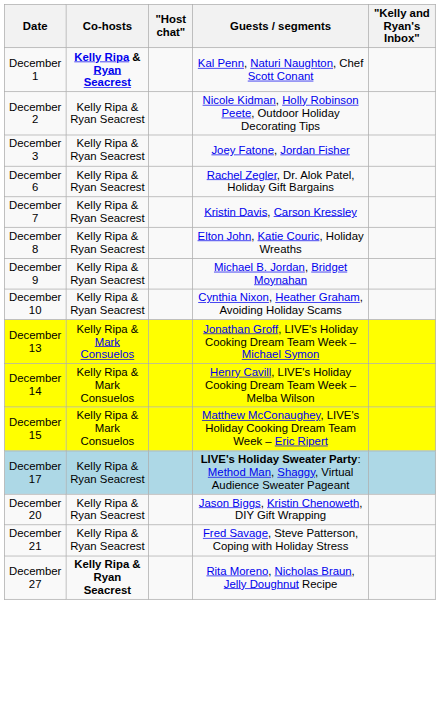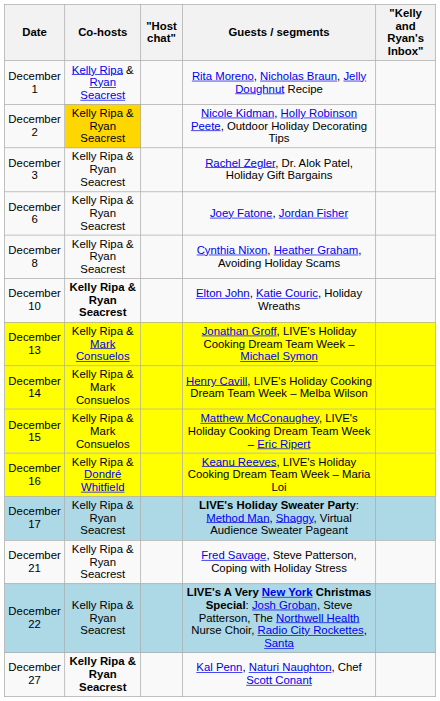(107, 69) bold -> (103, 82) normal
(281, 69) Kal Penn, Naturi Naughton, Chef Scott Conant -> (279, 82) Rita Moreno, Nicholas Braun, Jelly Doughnut Recipe
(107, 113) no background -> (103, 126) gold background
(281, 150) Joey Fatone, Jordan Fisher -> (279, 169) Rachel Zegler, Dr. Alok Patel, Holiday Gift Bargains
(281, 181) Rachel Zegler, Dr. Alok Patel, Holiday Gift Bargains -> (279, 213) Joey Fatone, Jordan Fisher
- row: (35, 212)
(281, 243) Elton John, Katie Couric, Holiday Wreaths -> (279, 256) Cynthia Nixon, Heather Graham, Avoiding Holiday Scams
- row: (35, 273)
(107, 304) normal -> (103, 300) bold
(281, 304) Cynthia Nixon, Heather Graham, Avoiding Holiday Scams -> (279, 300) Elton John, Katie Couric, Holiday Wreaths
+ row: (35, 474)
- row: (35, 509)
+ row: (35, 618)
(281, 577) Rita Moreno, Nicholas Braun, Jelly Doughnut Recipe -> (279, 674) Kal Penn, Naturi Naughton, Chef Scott Conant
